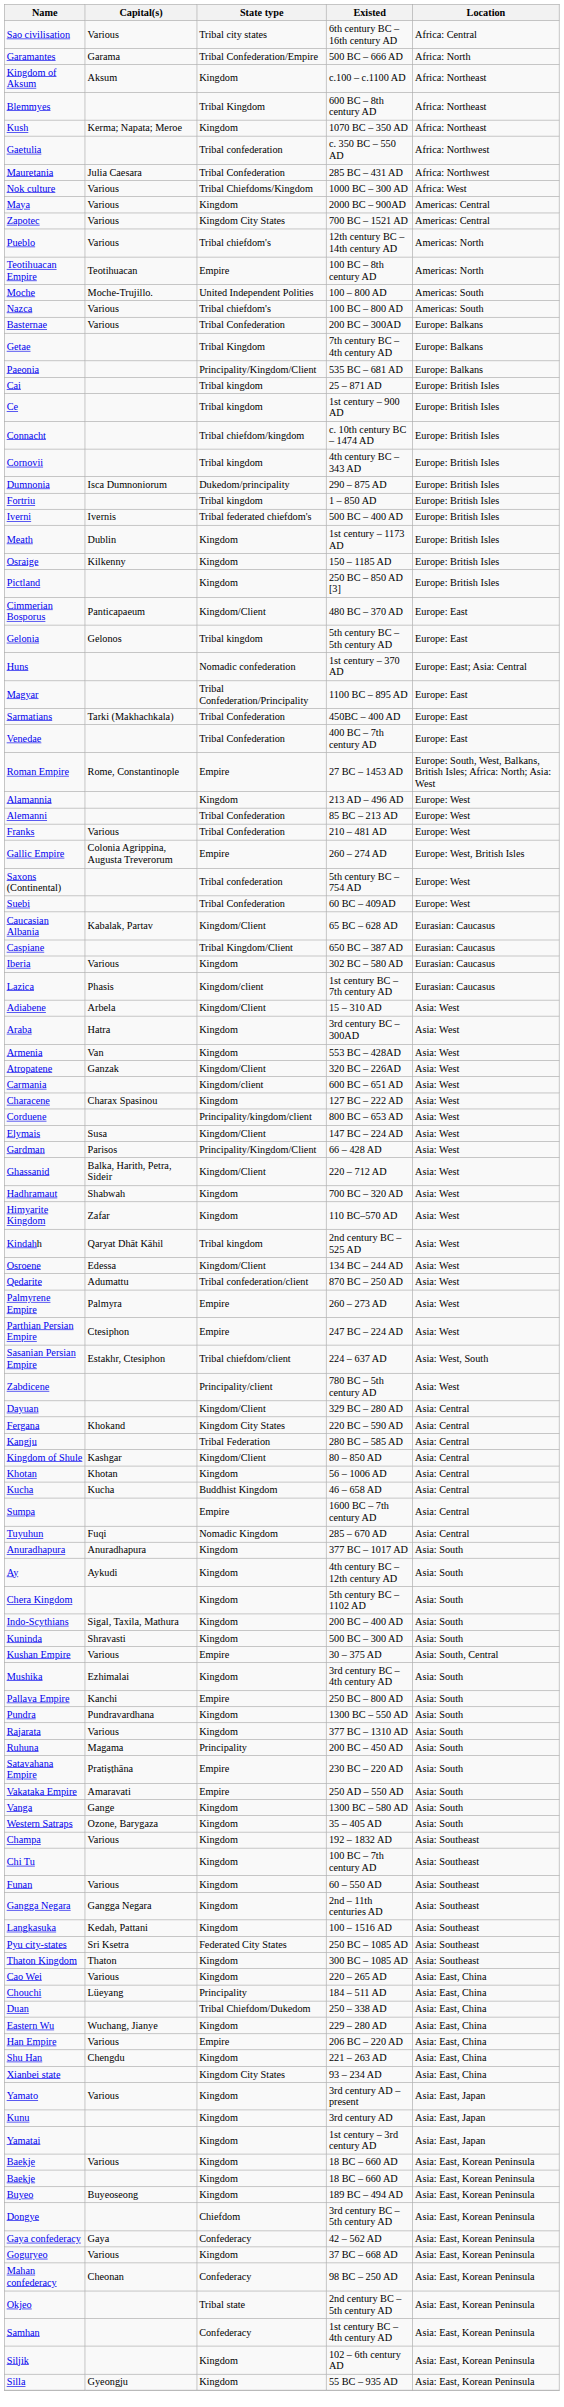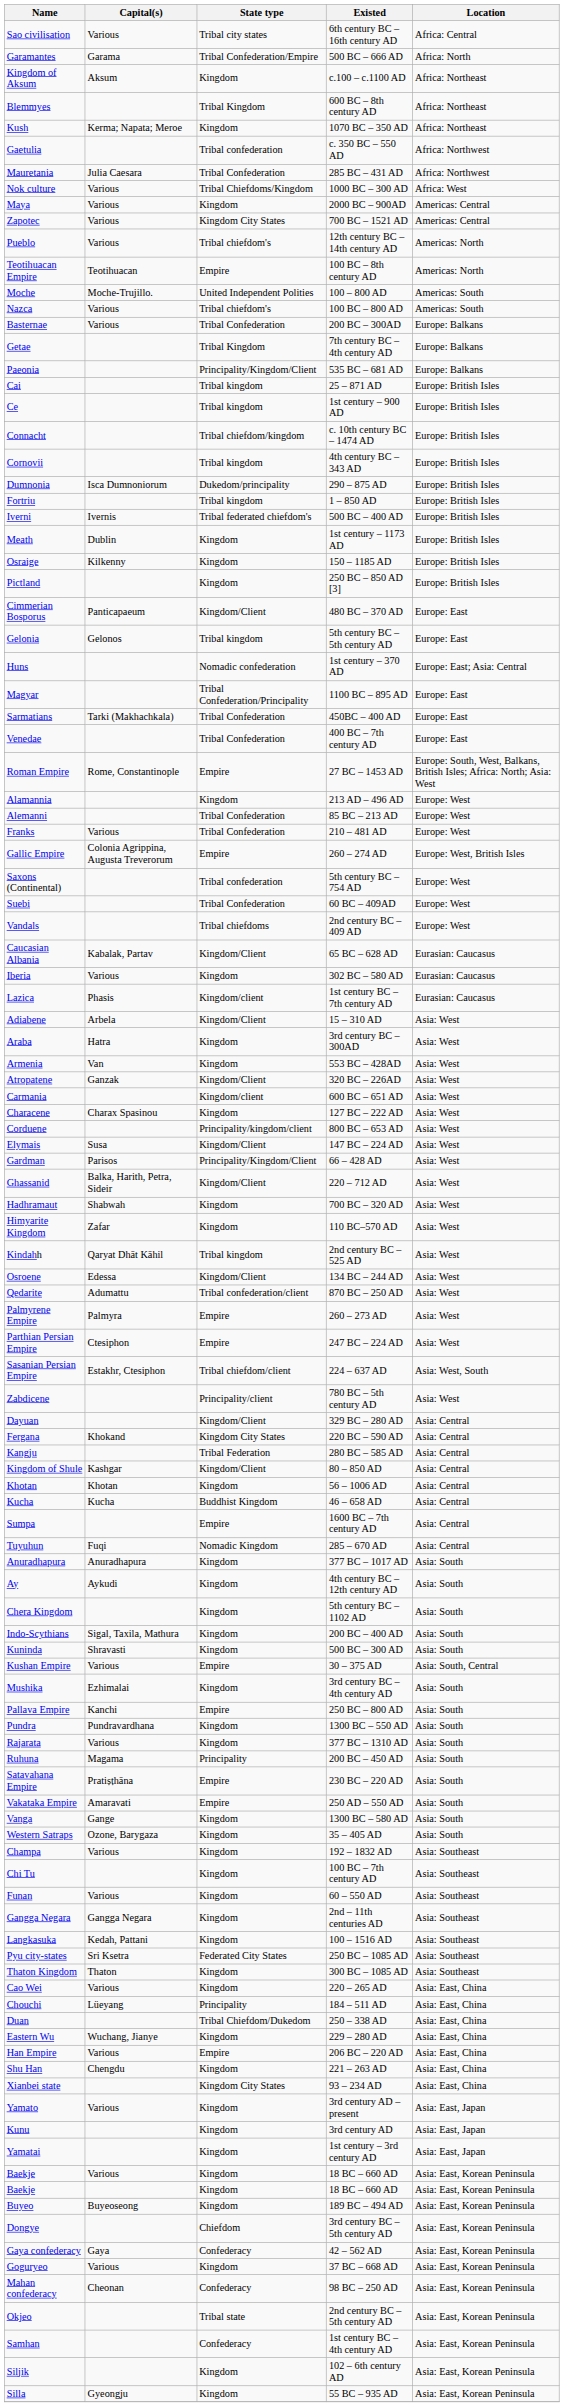+ row: (23, 926)
- row: (25, 948)
